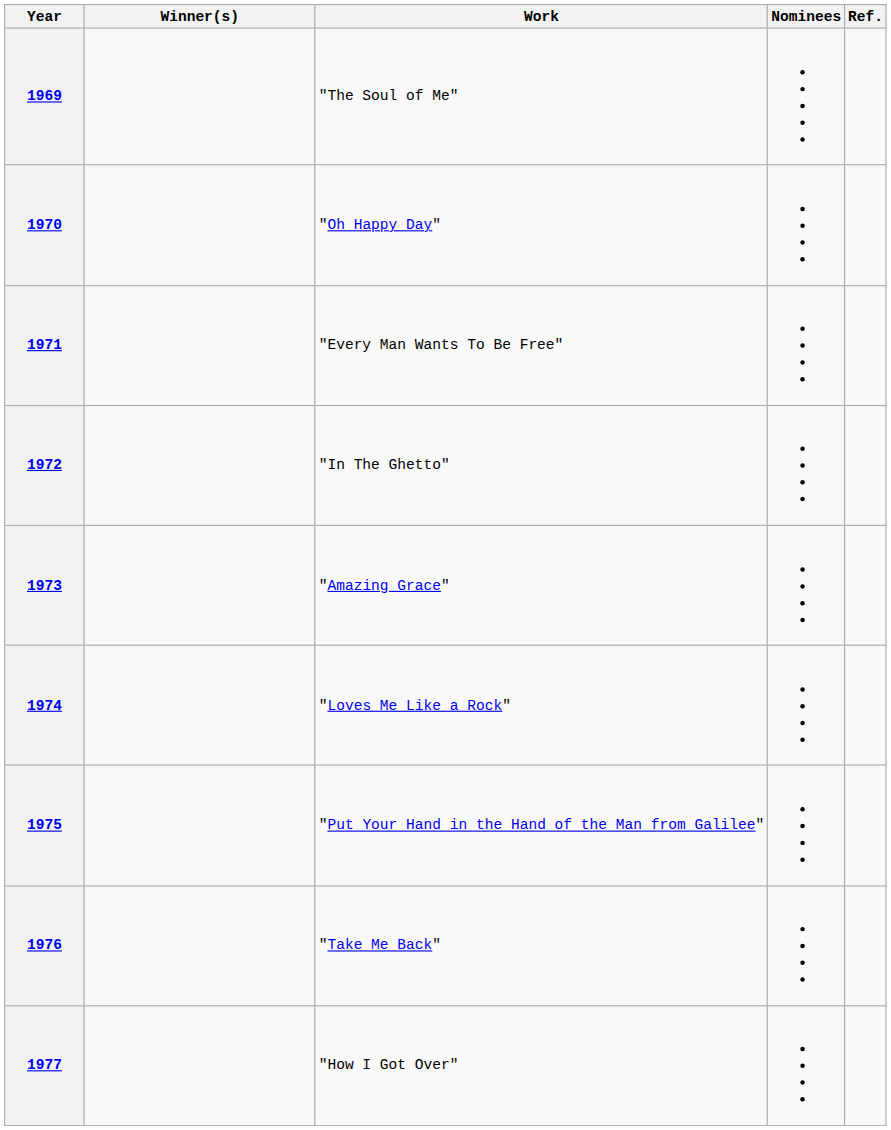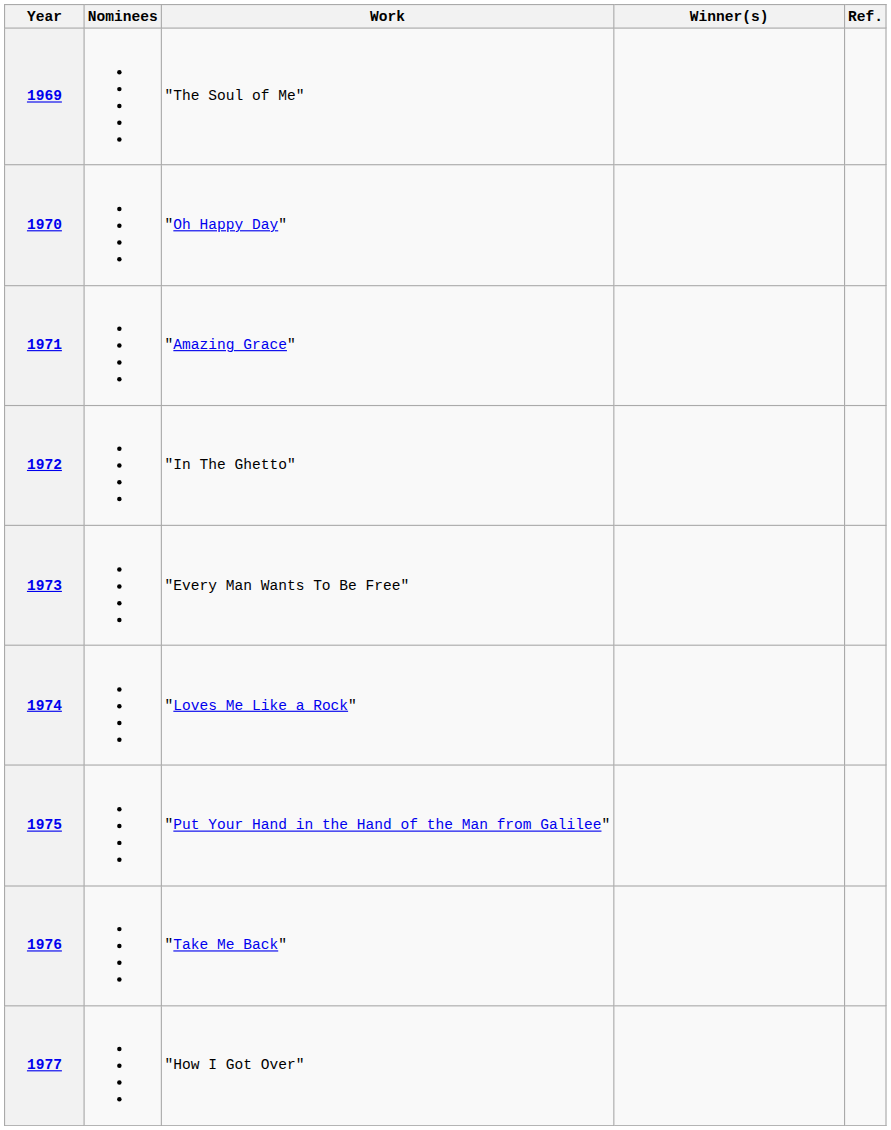columns swapped: (200, 16) <-> (806, 16)
(441, 345) "Every Man Wants To Be Free" -> (230, 345) "Amazing Grace"
(384, 585) "Amazing Grace" -> (287, 585) "Every Man Wants To Be Free"
